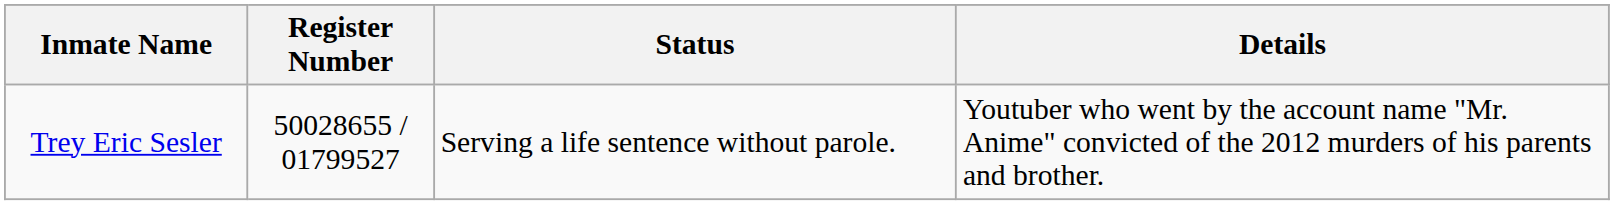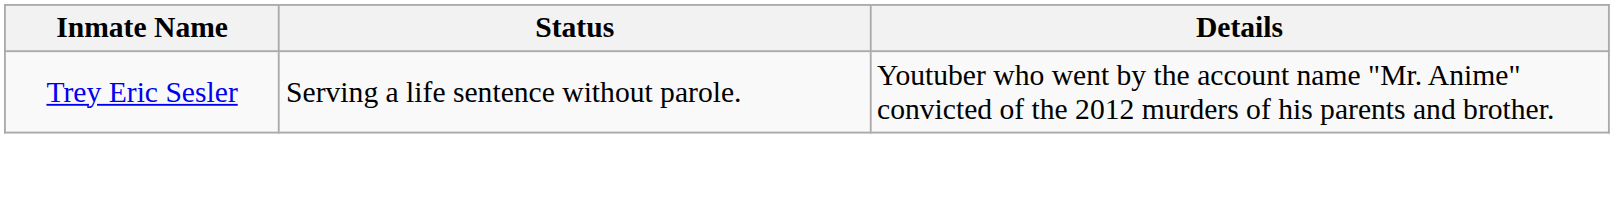- column: (341, 44)
